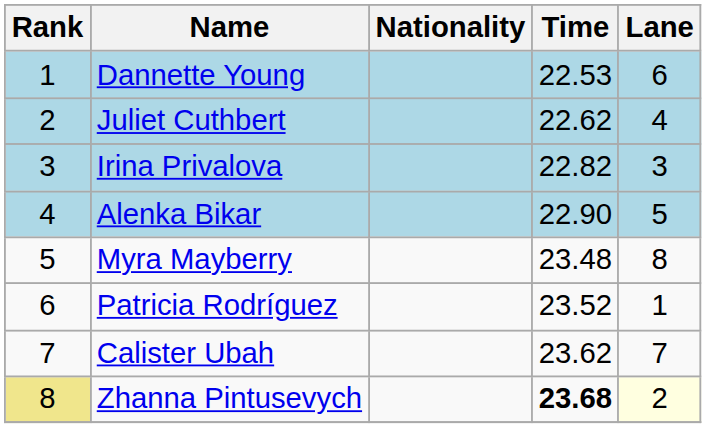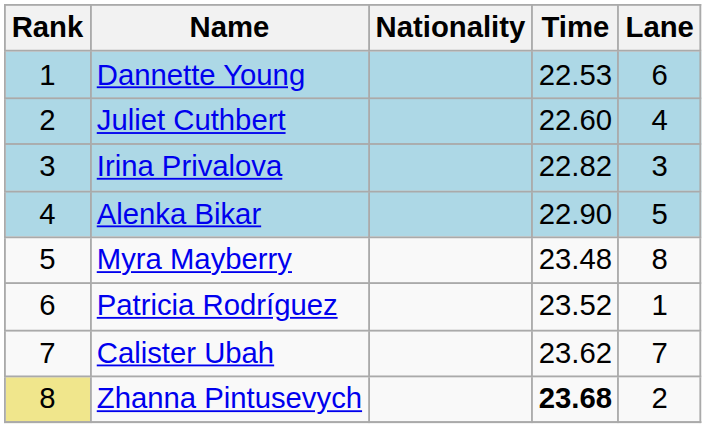(575, 120) 22.62 -> (575, 120) 22.60
(660, 399) lightyellow background -> (660, 399) no background
